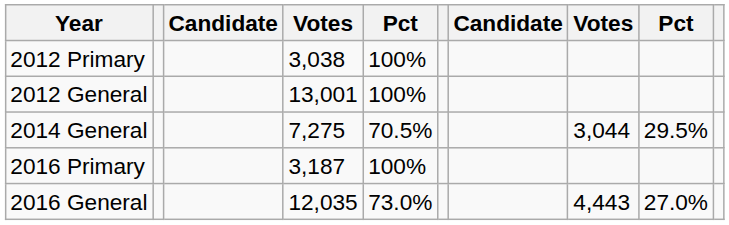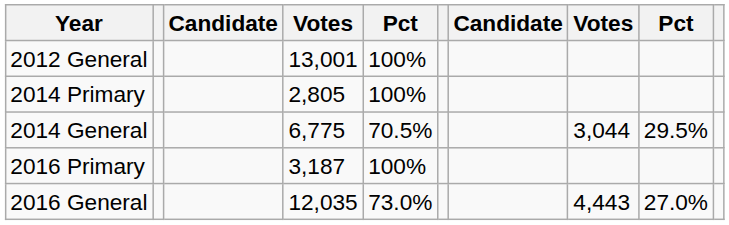- row: (78, 59)
+ row: (78, 94)
(317, 130) 7,275 -> (317, 130) 6,775
